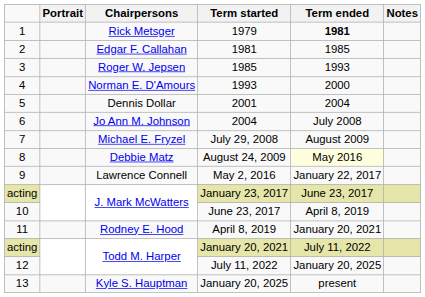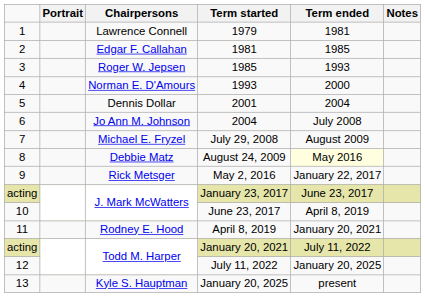(142, 31) Rick Metsger -> (142, 31) Lawrence Connell
(337, 31) bold -> (337, 31) normal
(142, 175) Lawrence Connell -> (142, 175) Rick Metsger
